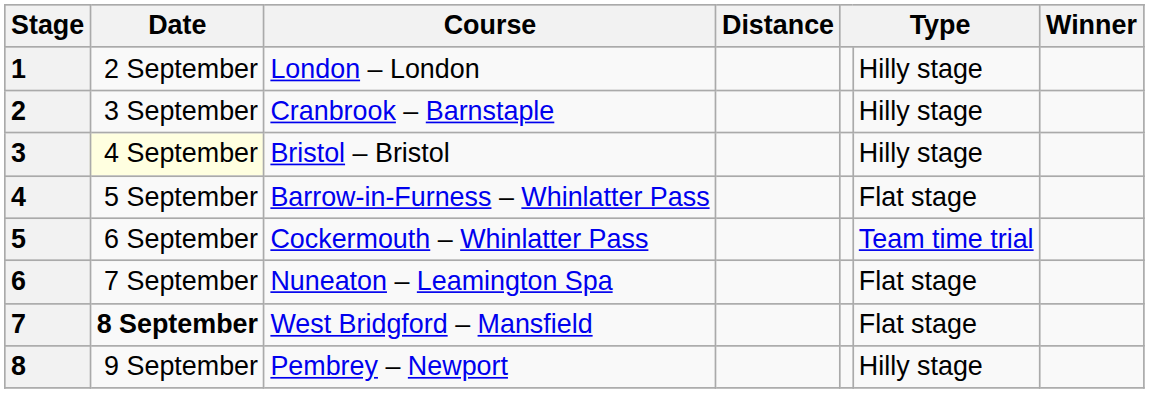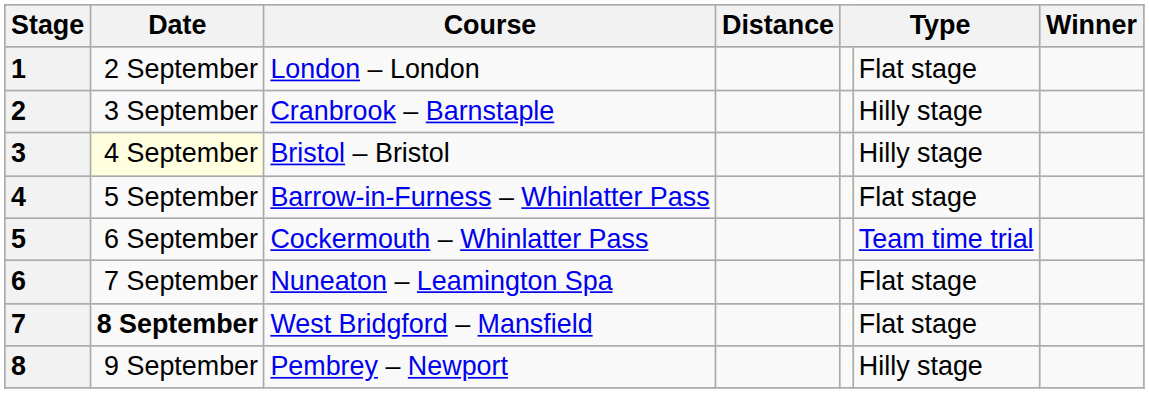(921, 68) Hilly stage -> (918, 68) Flat stage
